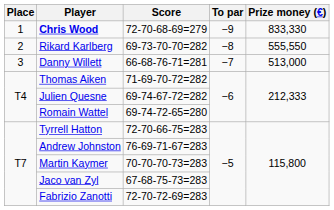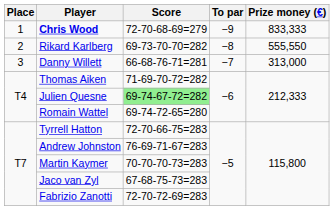(287, 29) 833,330 -> (287, 29) 833,333
(287, 63) 513,000 -> (287, 63) 313,000
(166, 96) no background -> (166, 96) lightgreen background
